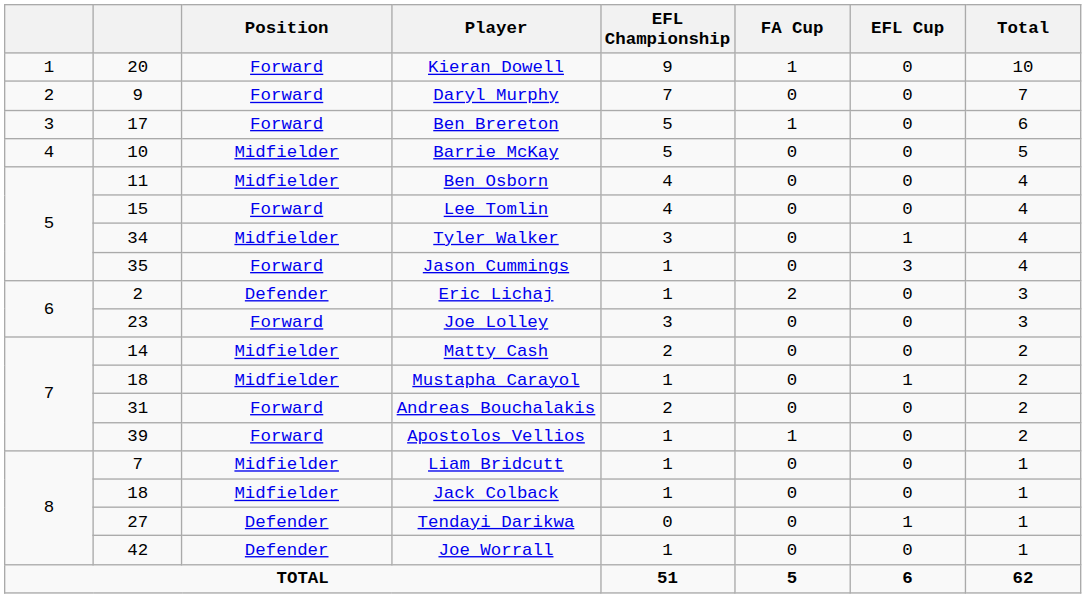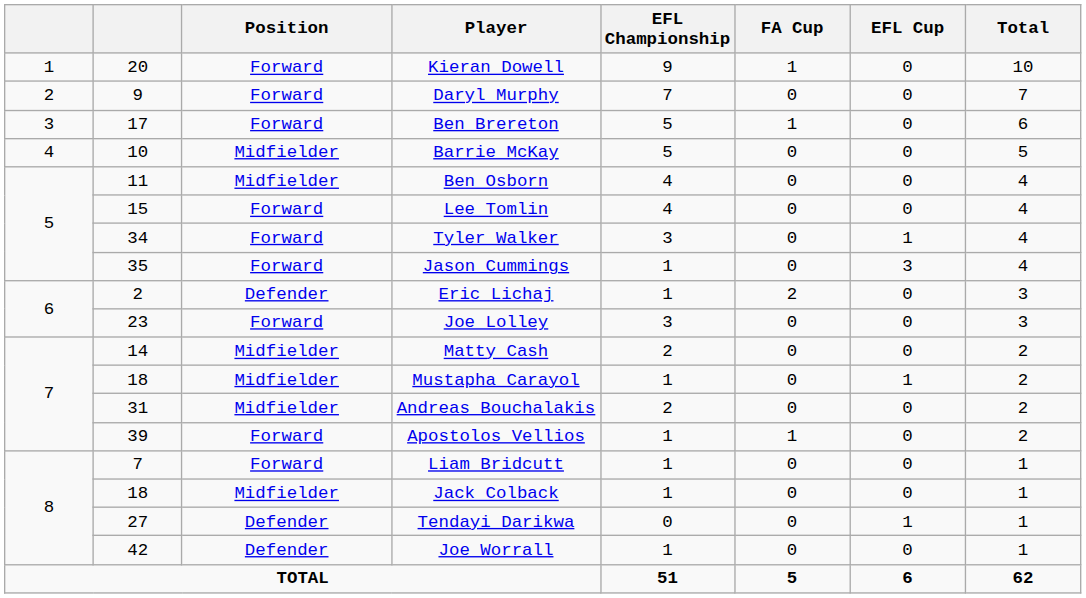(287, 238) Midfielder -> (287, 238) Forward
(287, 408) Forward -> (287, 408) Midfielder
(287, 465) Midfielder -> (287, 465) Forward
